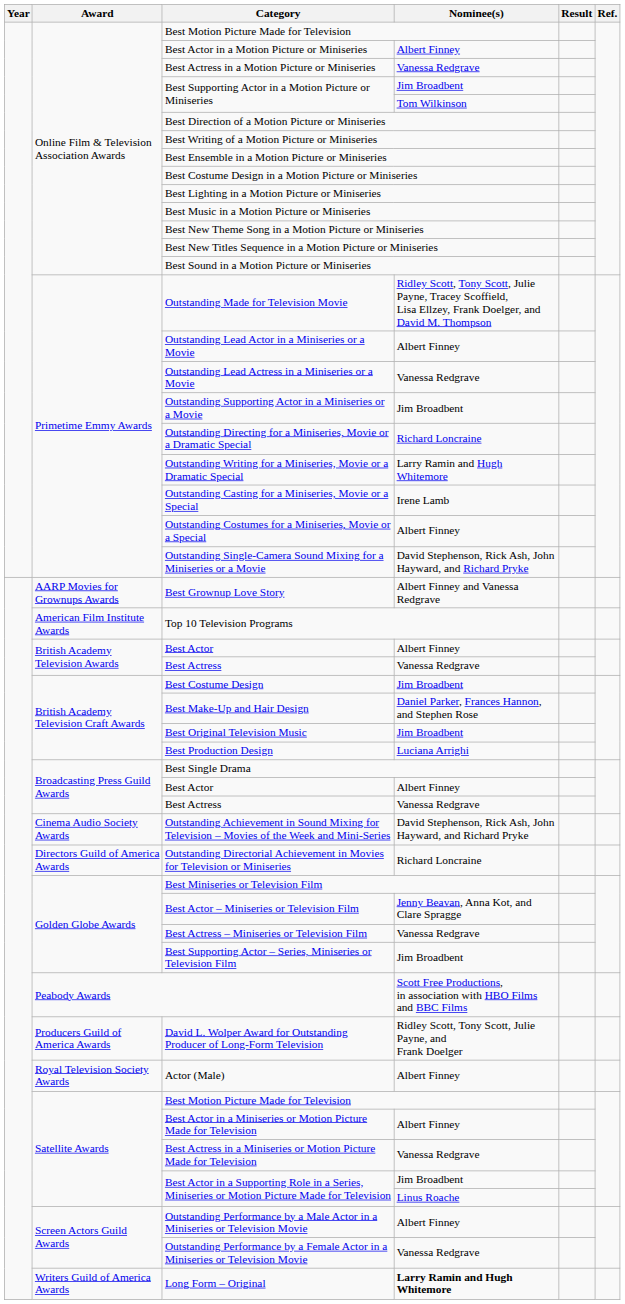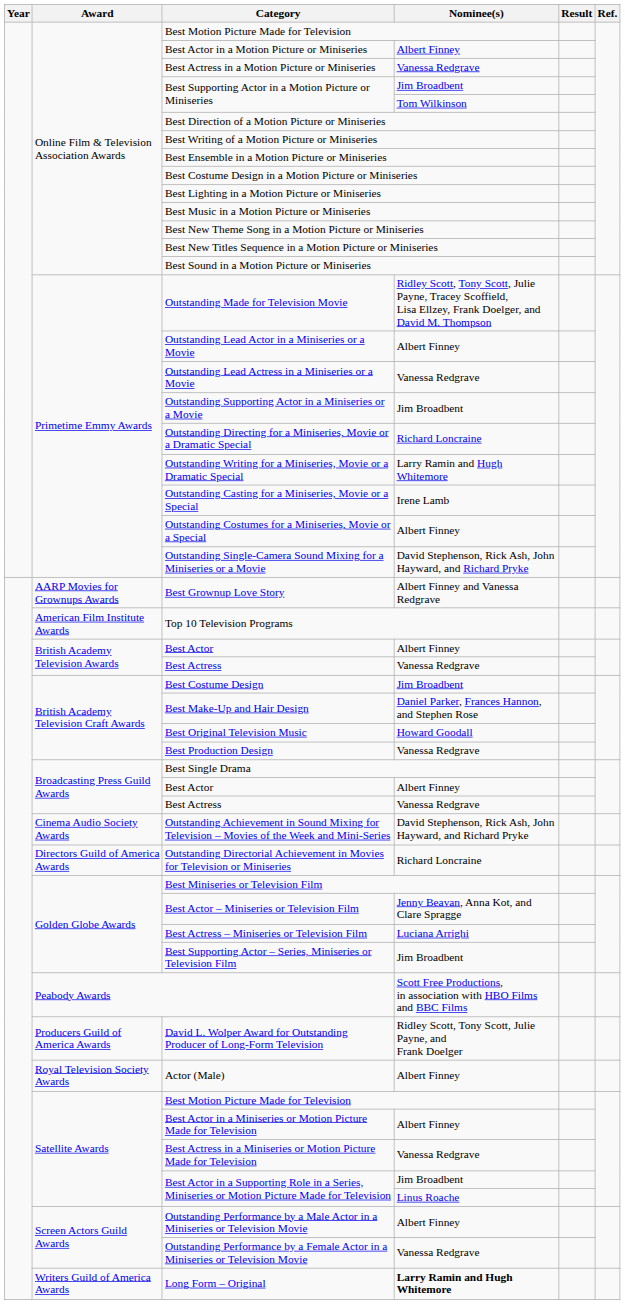(430, 732) Jim Broadbent -> (435, 732) Howard Goodall
(433, 750) Luciana Arrighi -> (438, 750) Vanessa Redgrave
(438, 933) Vanessa Redgrave -> (433, 933) Luciana Arrighi
